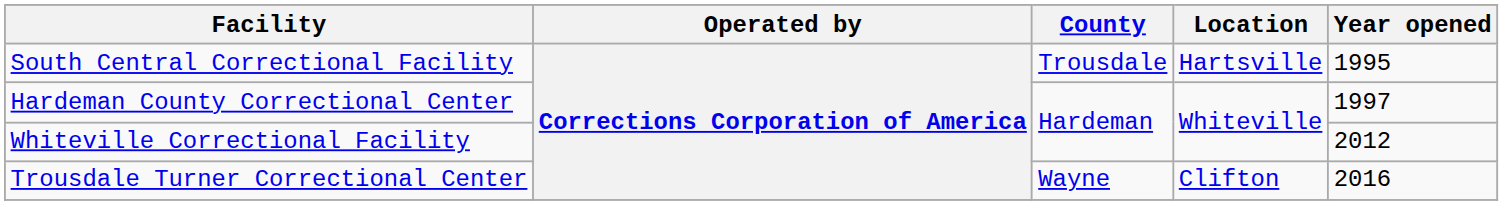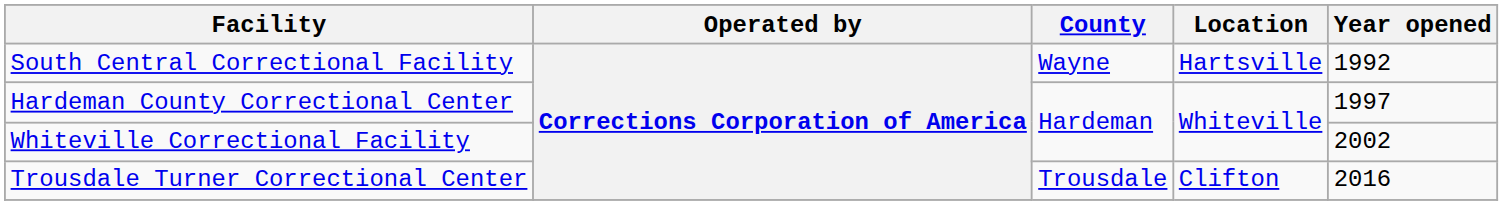(1103, 63) Trousdale -> (1074, 63) Wayne
(1362, 63) 1995 -> (1362, 63) 1992
(1362, 141) 2012 -> (1362, 141) 2002
(1074, 180) Wayne -> (1103, 180) Trousdale
